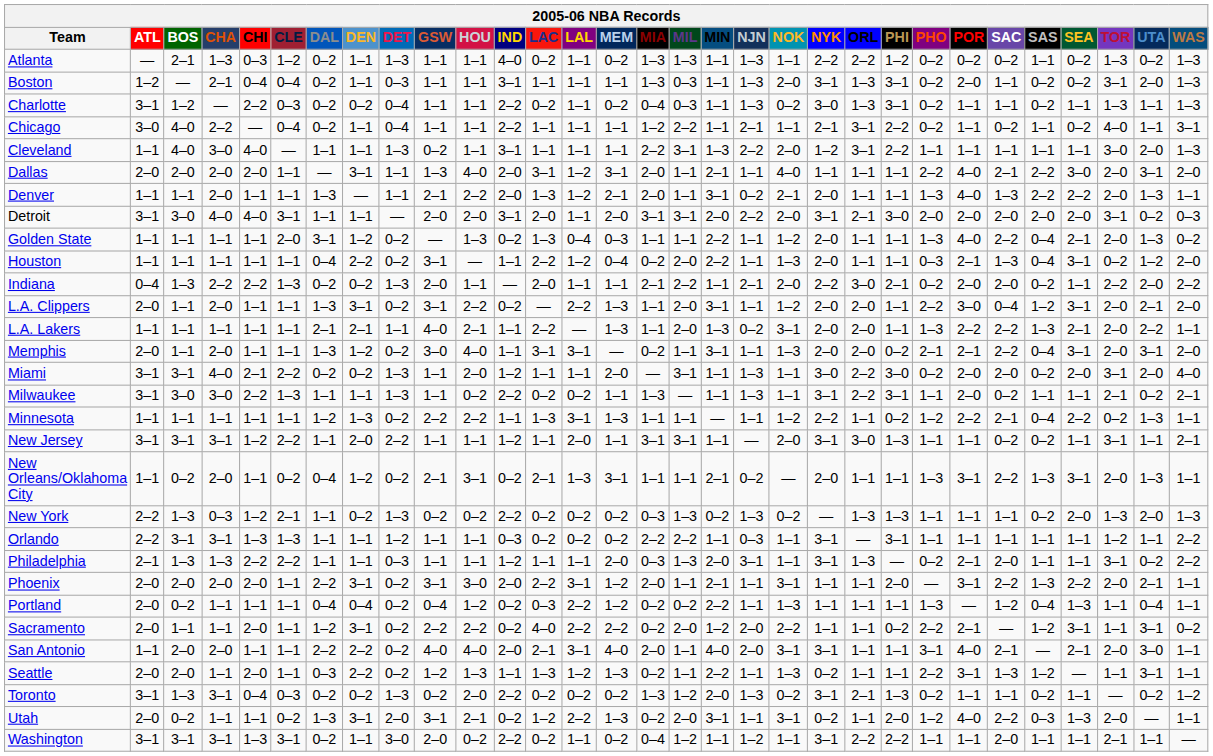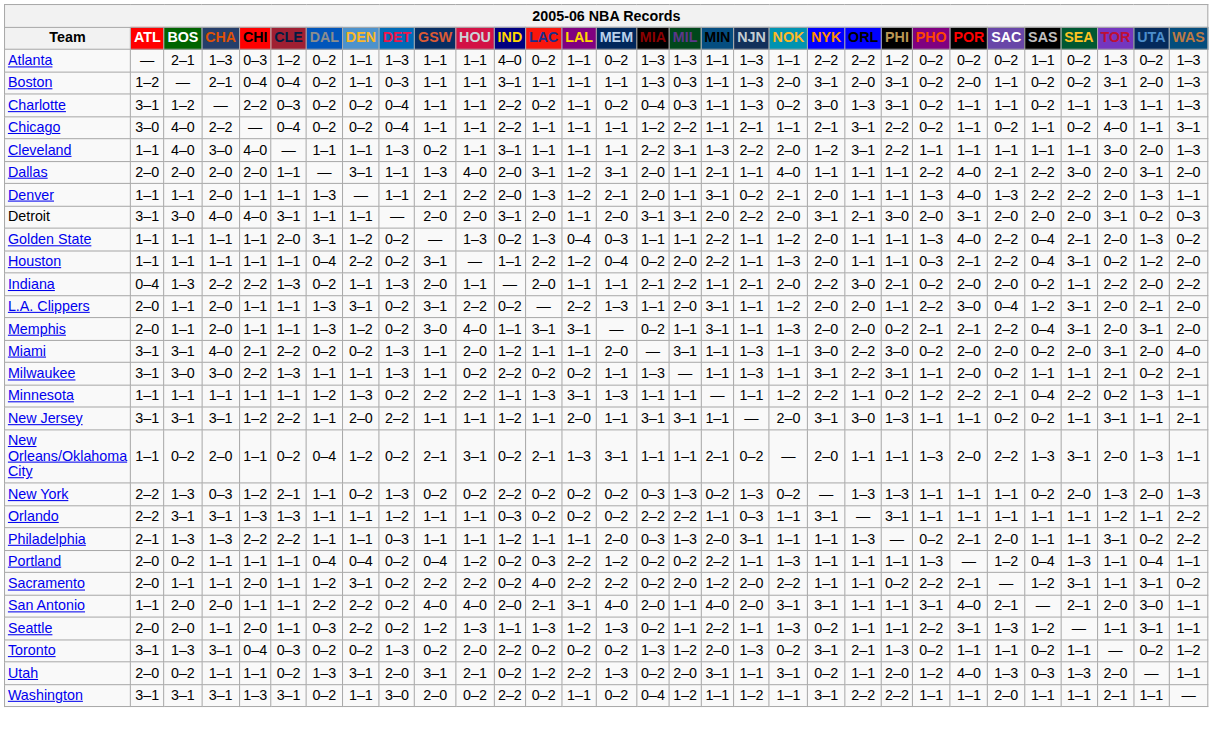(863, 83) 1–3 -> (863, 83) 2–0
(361, 127) 1–1 -> (361, 127) 0–2
(969, 217) 2–0 -> (969, 217) 3–1
(1006, 261) 1–3 -> (1006, 261) 2–2
(361, 284) 0–2 -> (361, 284) 1–1
- row: (44, 328)
(969, 478) 3–1 -> (969, 456) 2–0
(826, 561) 3–1 -> (826, 539) 1–1
- row: (34, 583)
(1006, 717) 2–2 -> (1006, 673) 1–3
